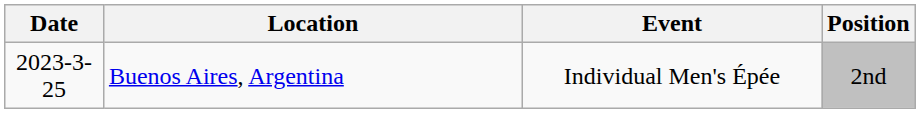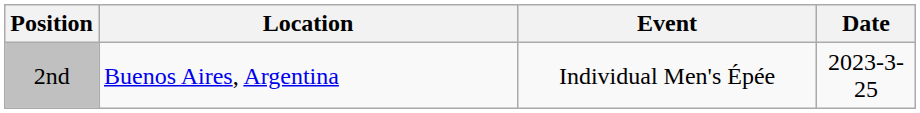columns swapped: (54, 23) <-> (868, 23)
